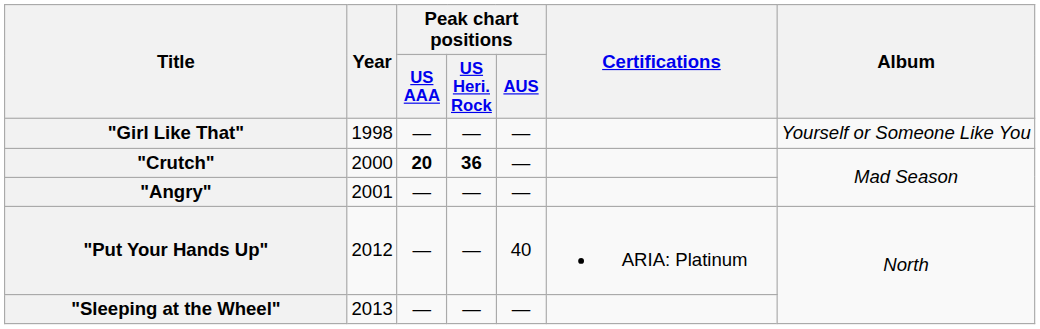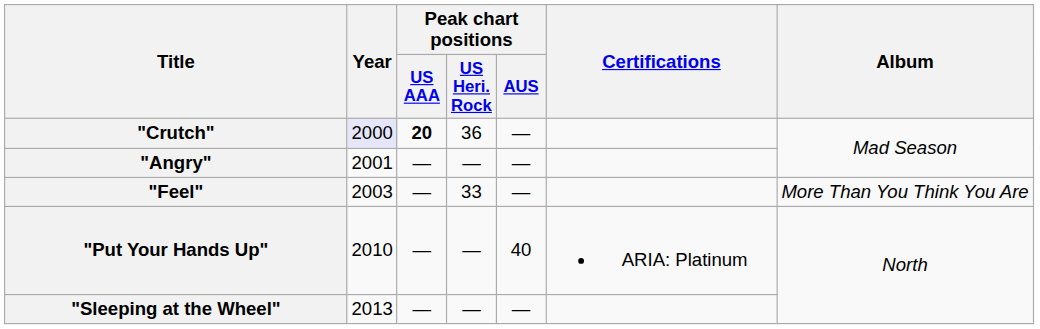- row: (176, 133)
(372, 162) no background -> (372, 133) lavender background
(471, 162) bold -> (471, 133) normal
+ row: (176, 191)
(372, 250) 2012 -> (372, 250) 2010
